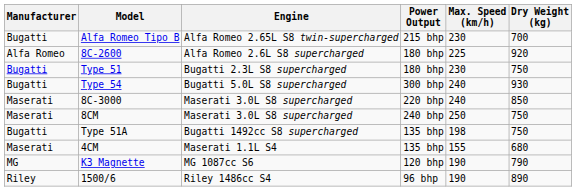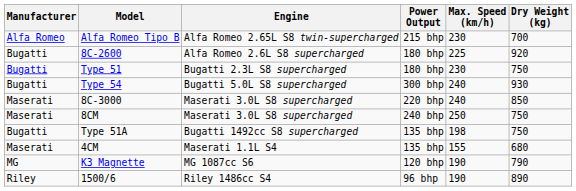(27, 39) Bugatti -> (36, 39) Alfa Romeo
(36, 55) Alfa Romeo -> (27, 55) Bugatti
